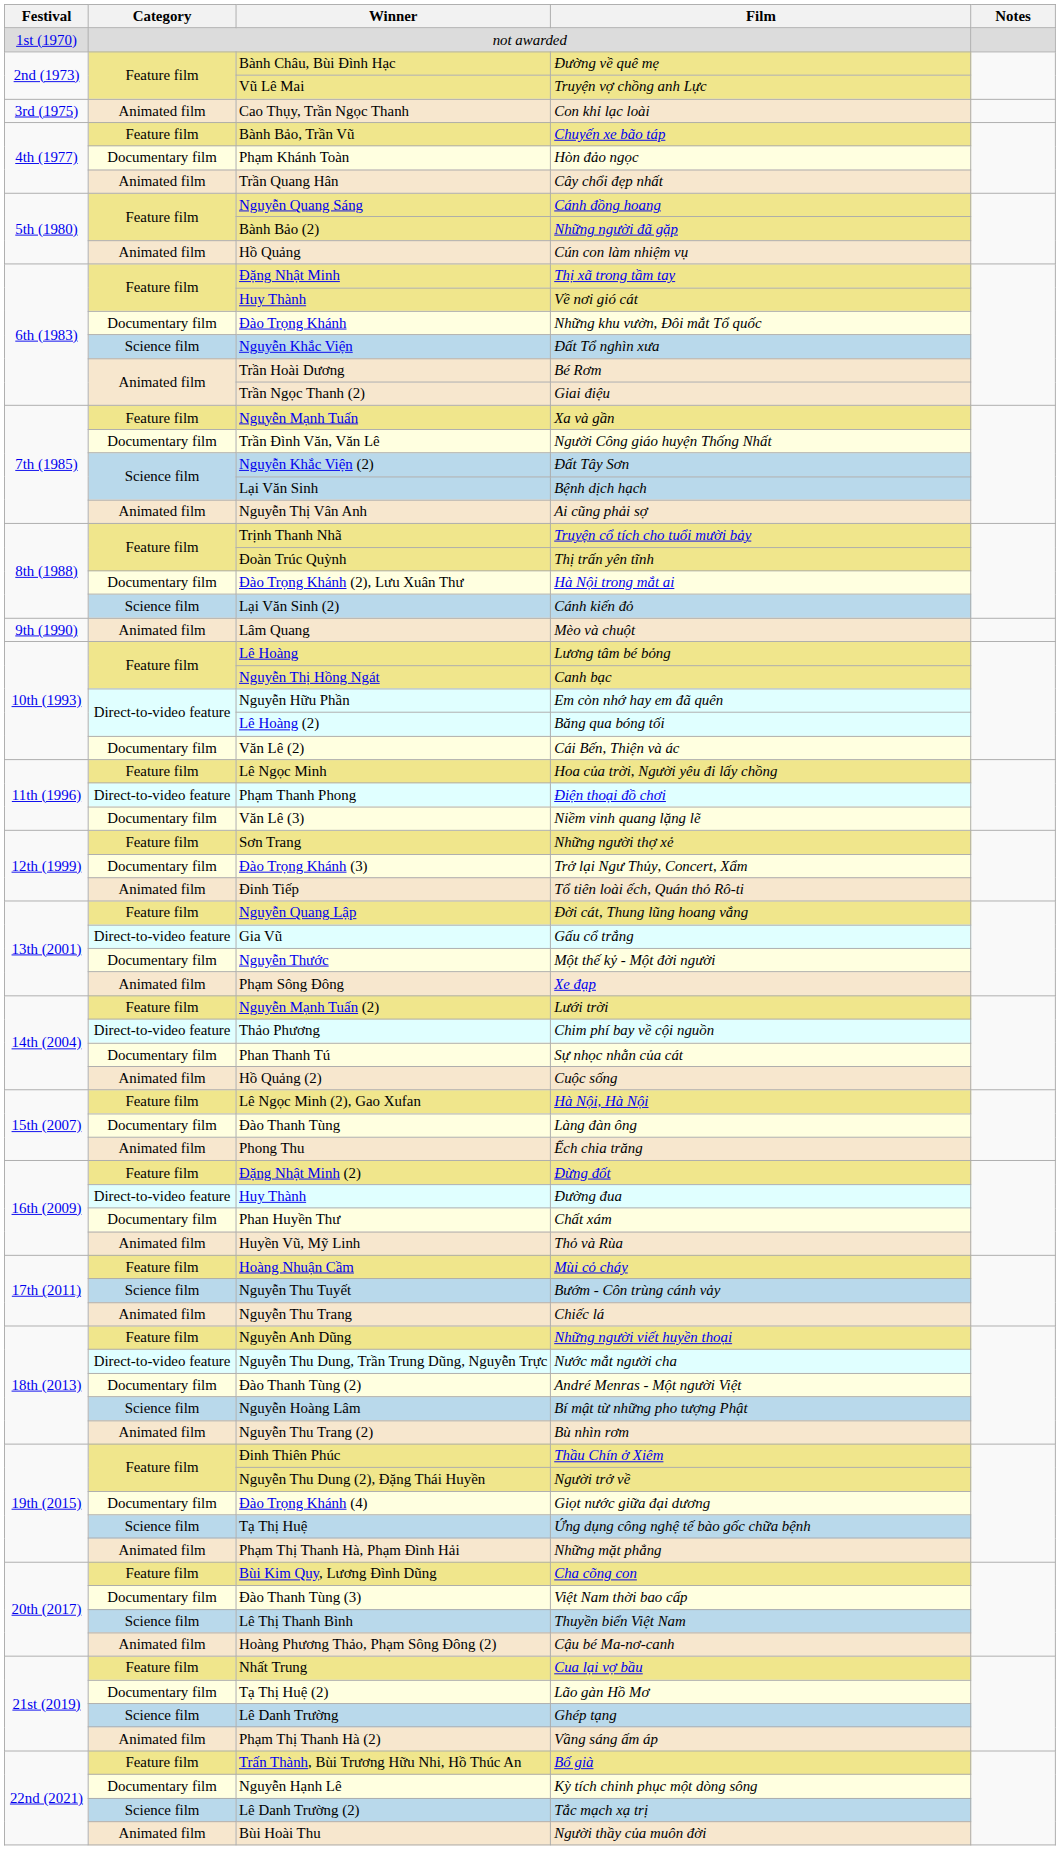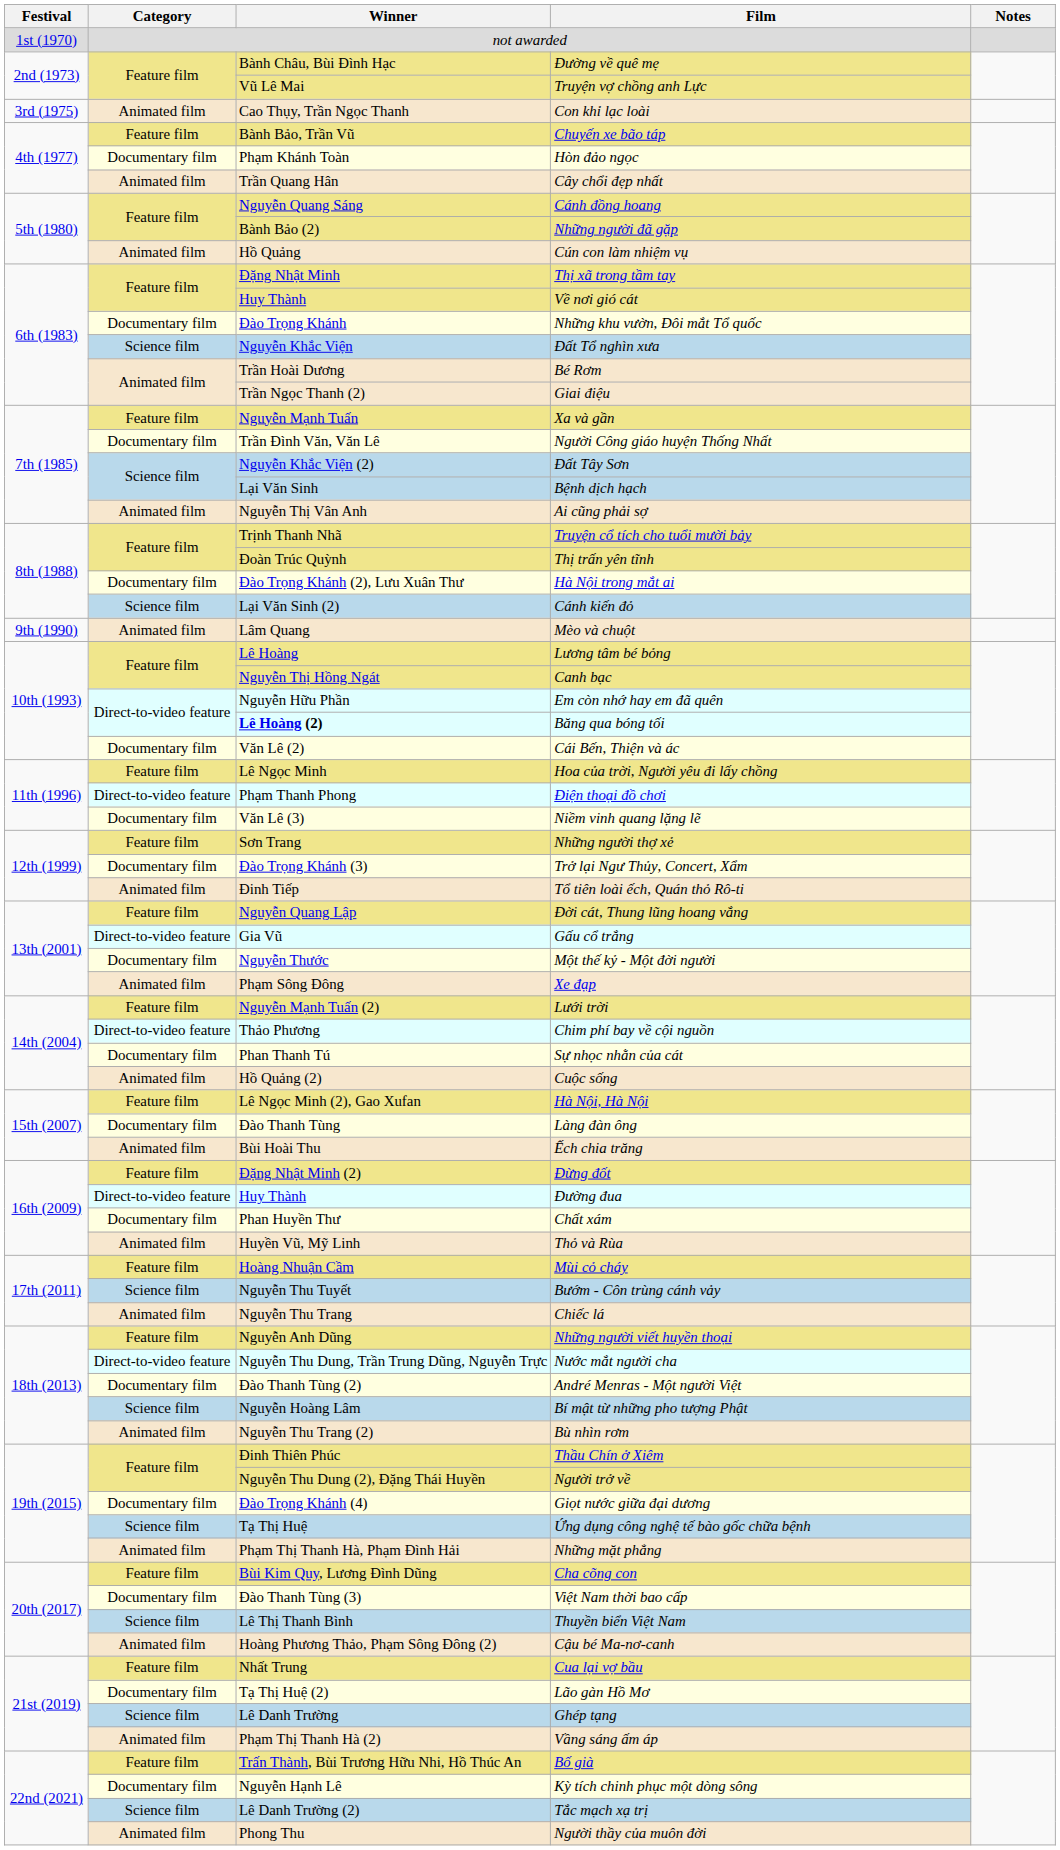(279, 724) normal -> (281, 724) bold
(272, 1149) Phong Thu -> (280, 1149) Bùi Hoài Thu
(280, 1833) Bùi Hoài Thu -> (272, 1833) Phong Thu
